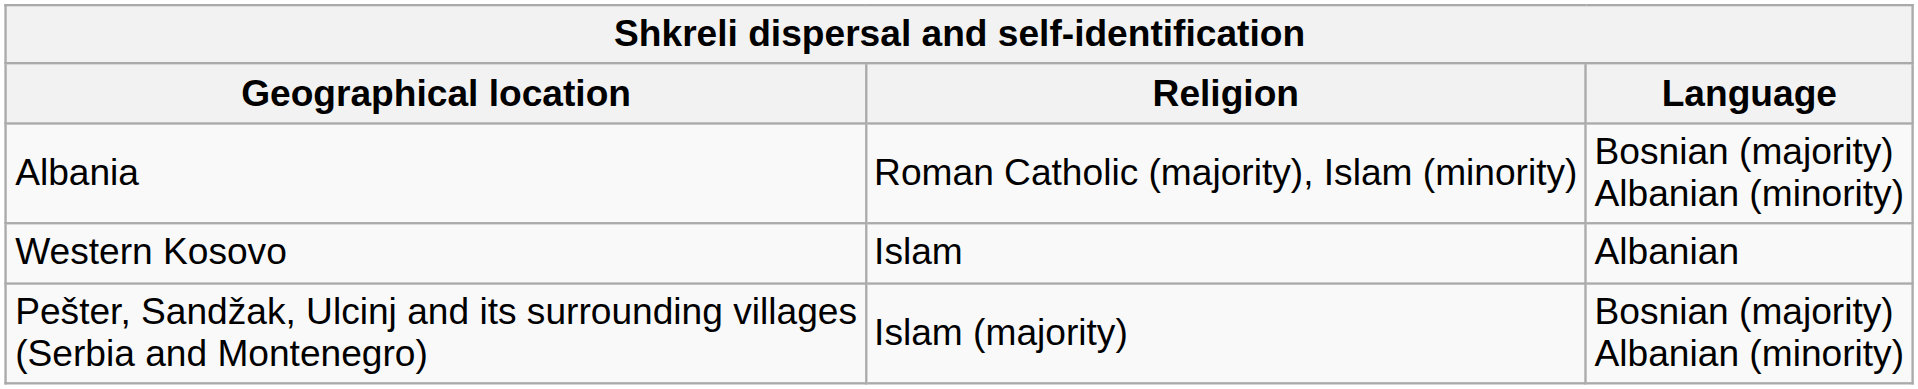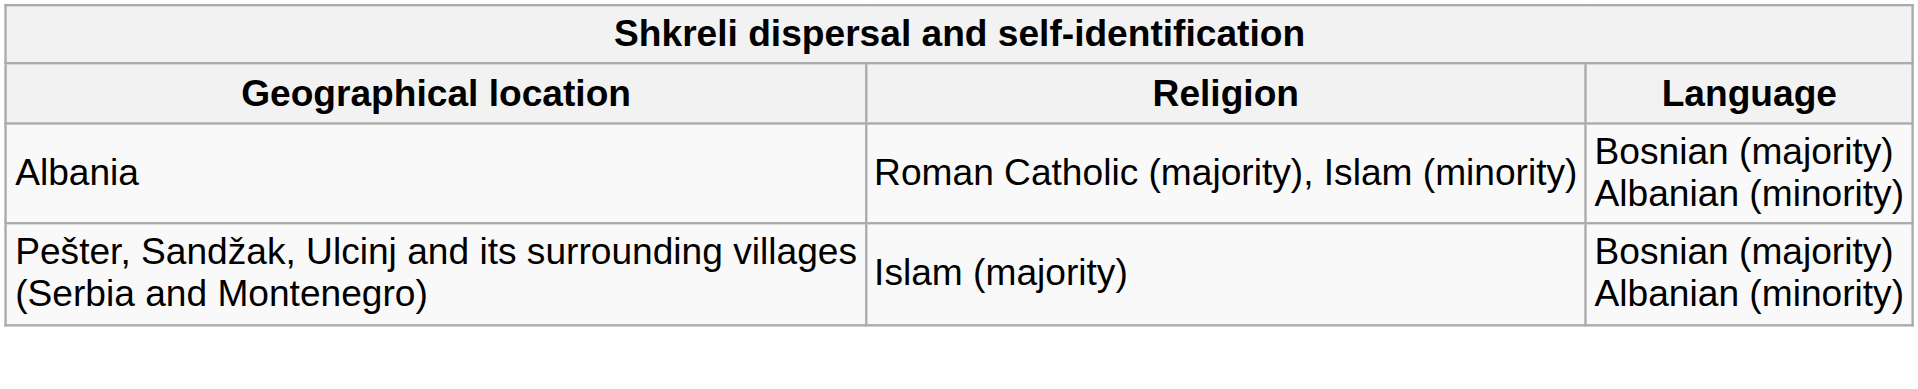- row: (151, 252)
